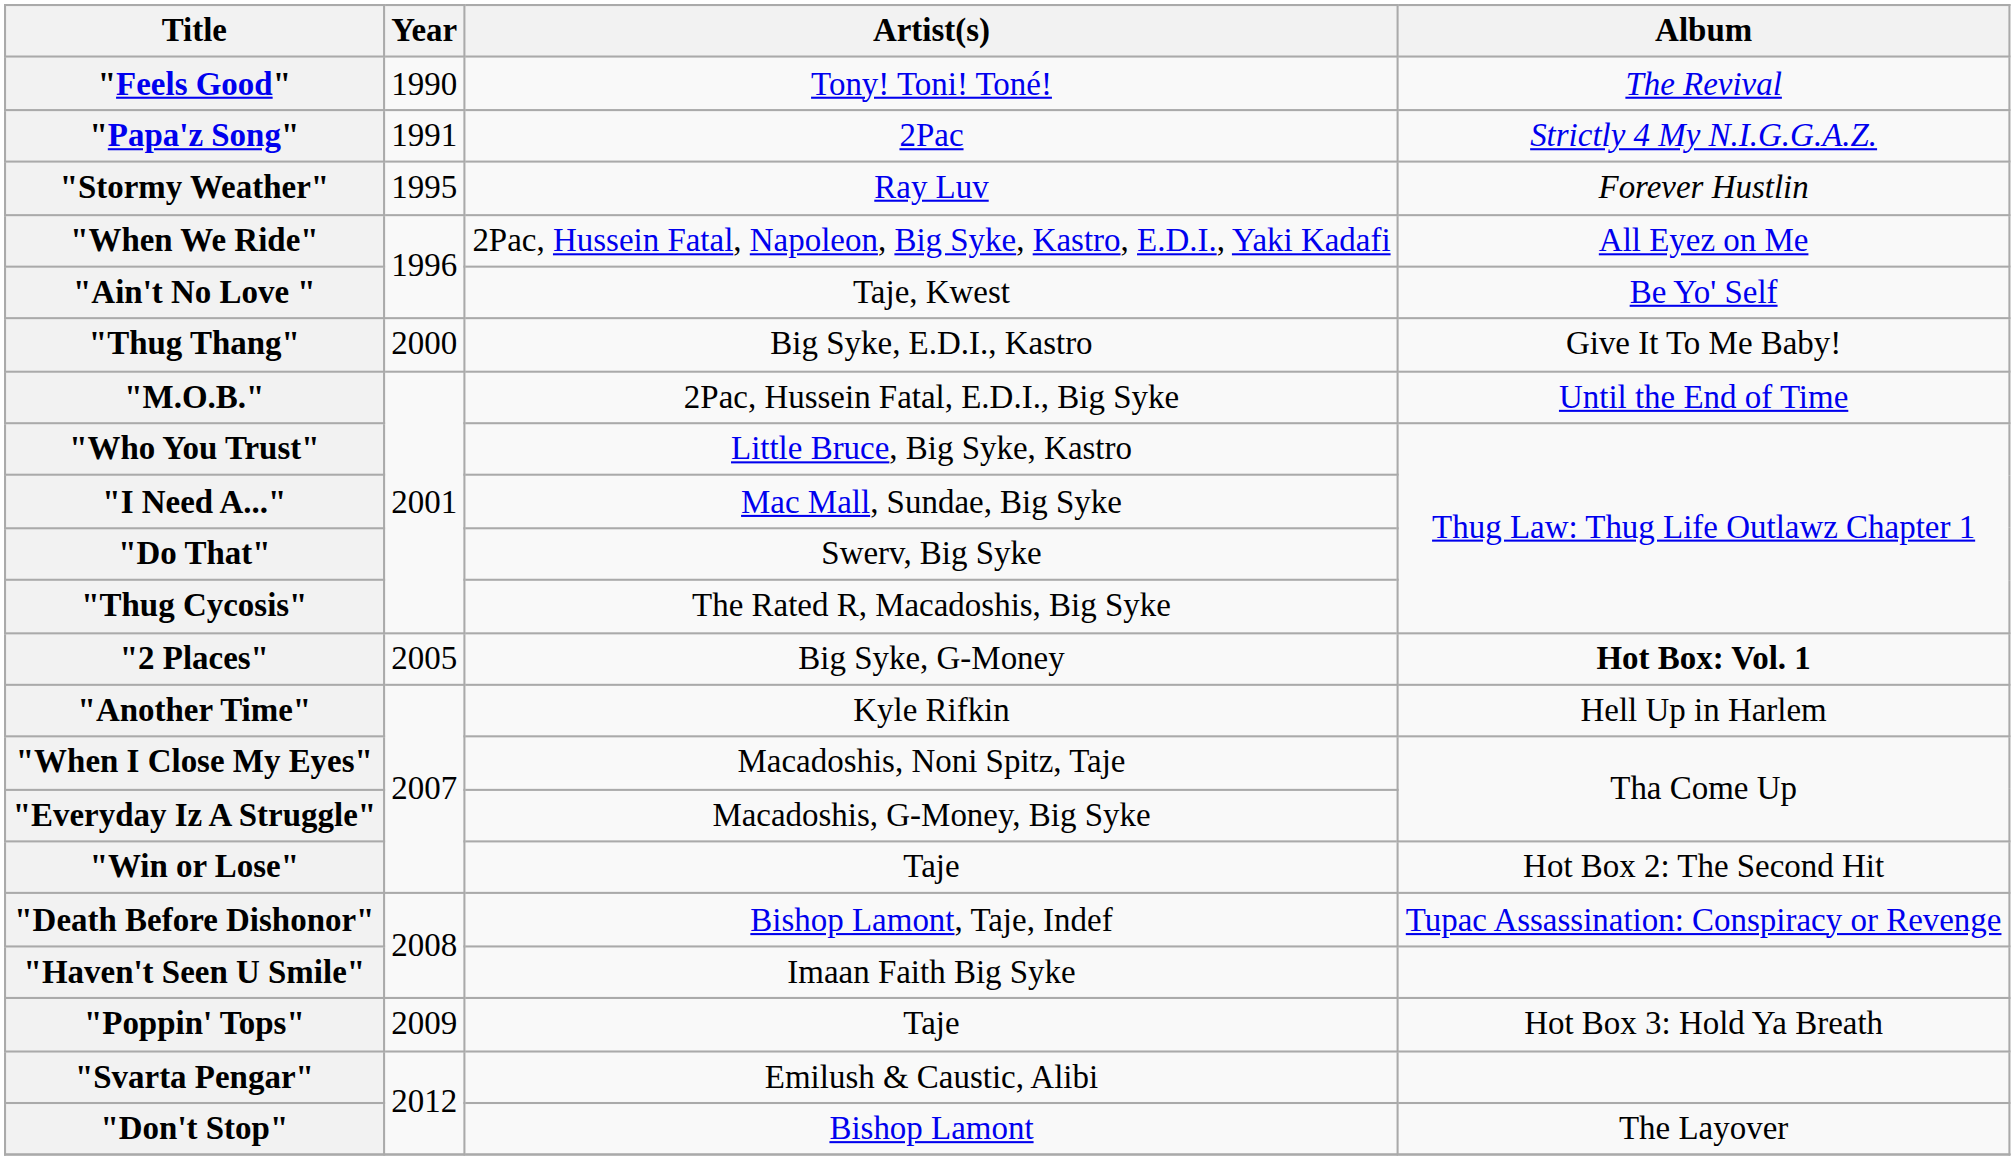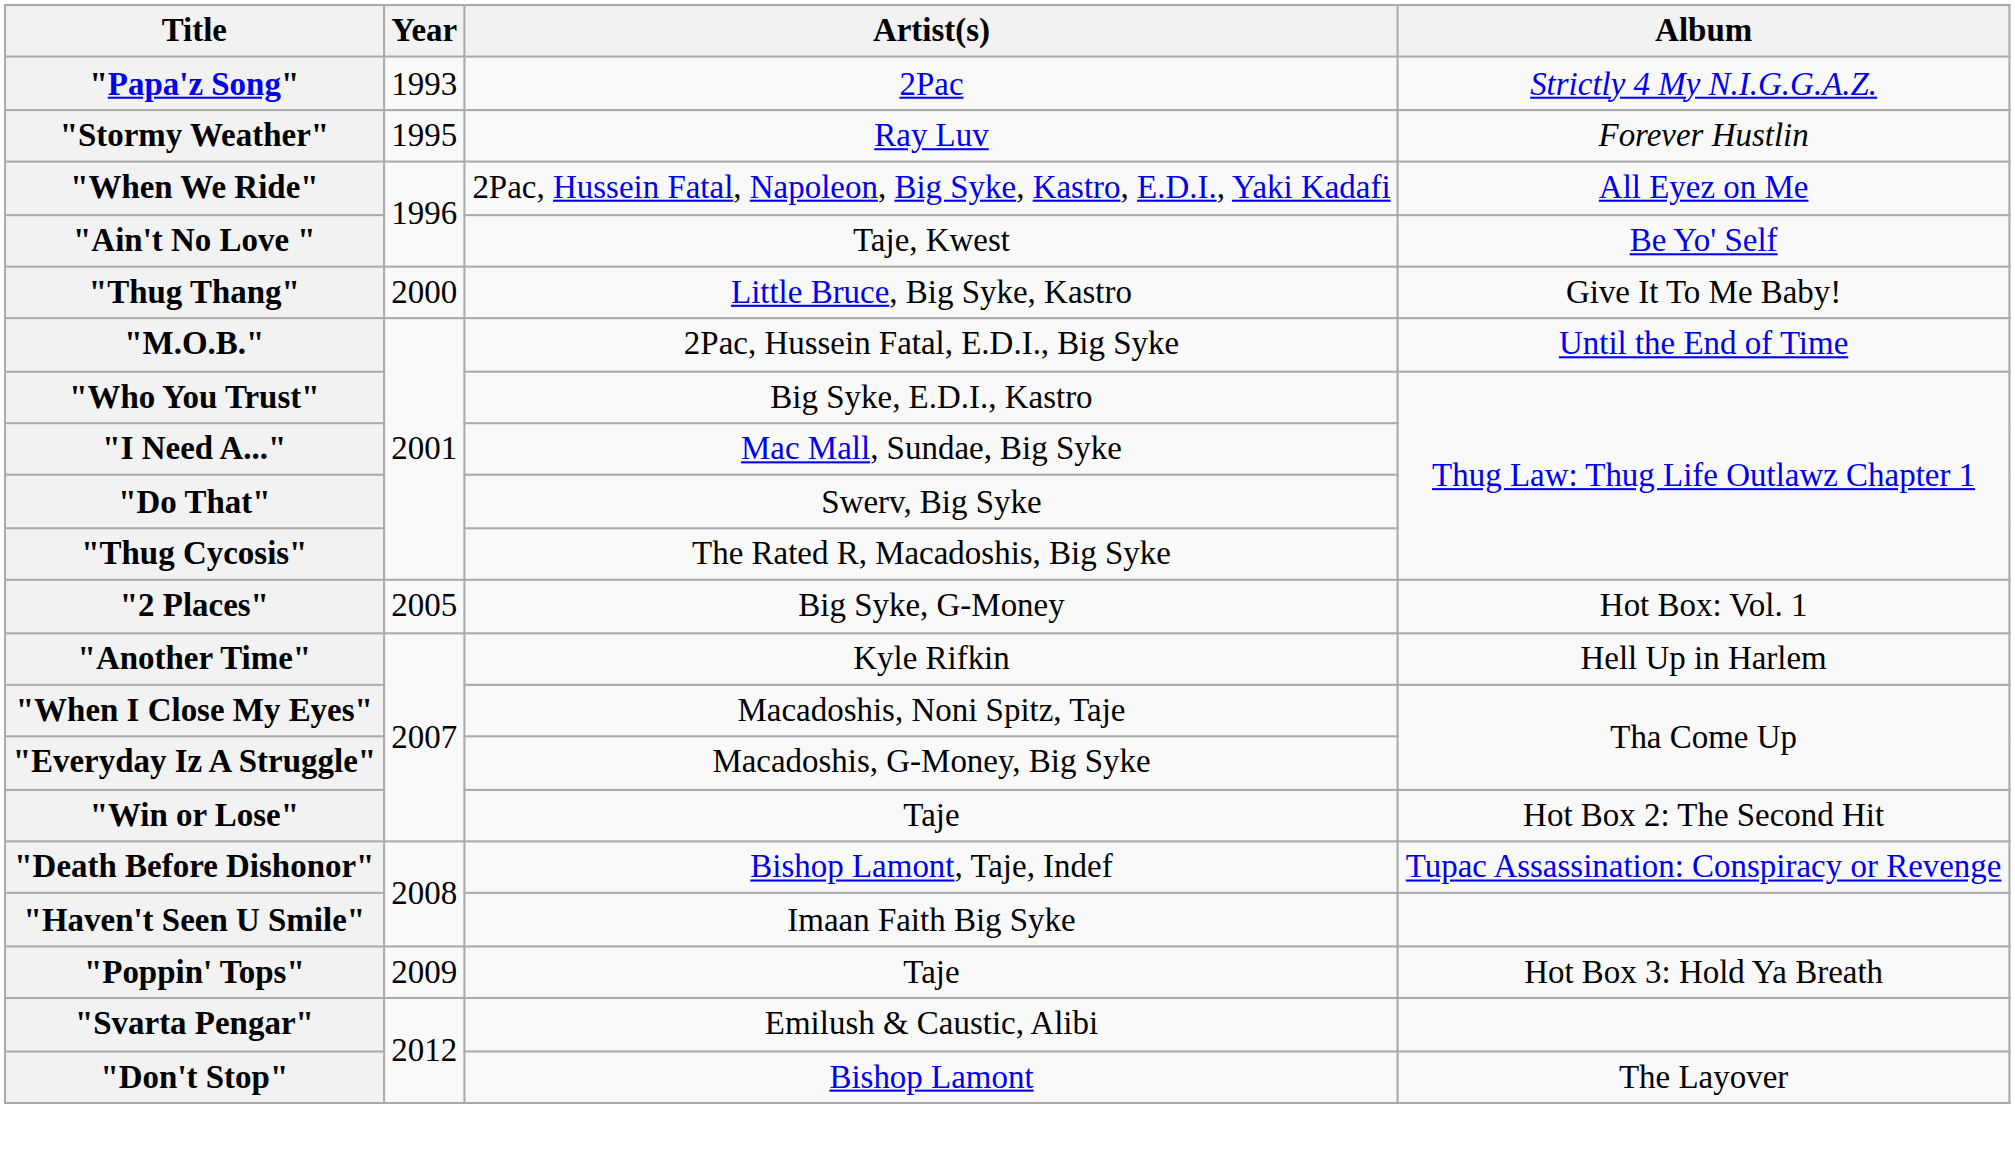- row: (194, 82)
(424, 135) 1991 -> (424, 82) 1993
(931, 344) Big Syke, E.D.I., Kastro -> (931, 291) Little Bruce, Big Syke, Kastro
(931, 448) Little Bruce, Big Syke, Kastro -> (931, 396) Big Syke, E.D.I., Kastro
(1704, 657) bold -> (1704, 605) normal
